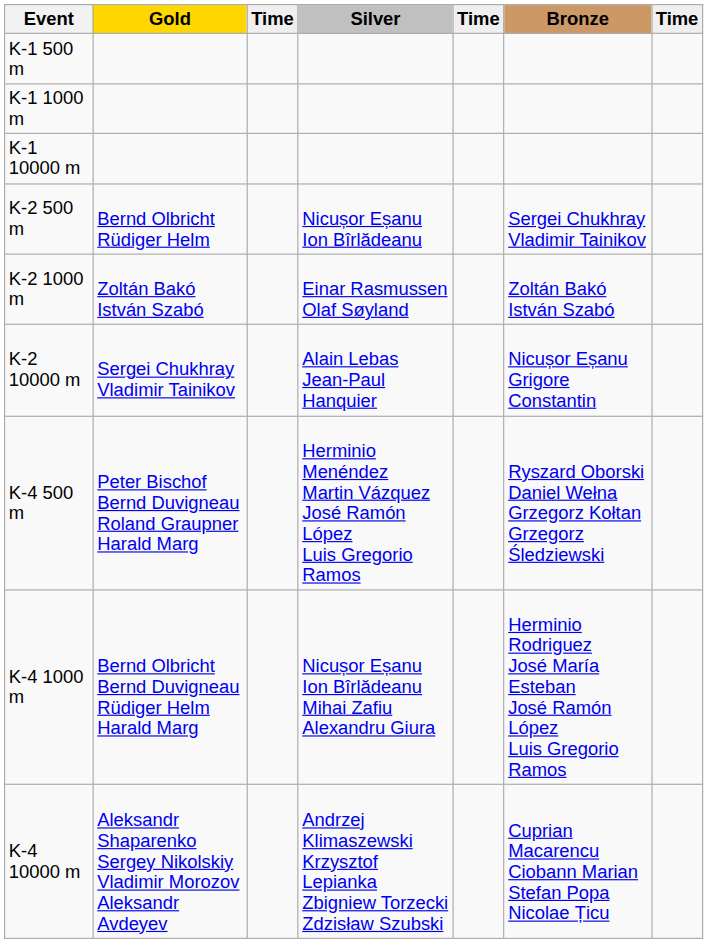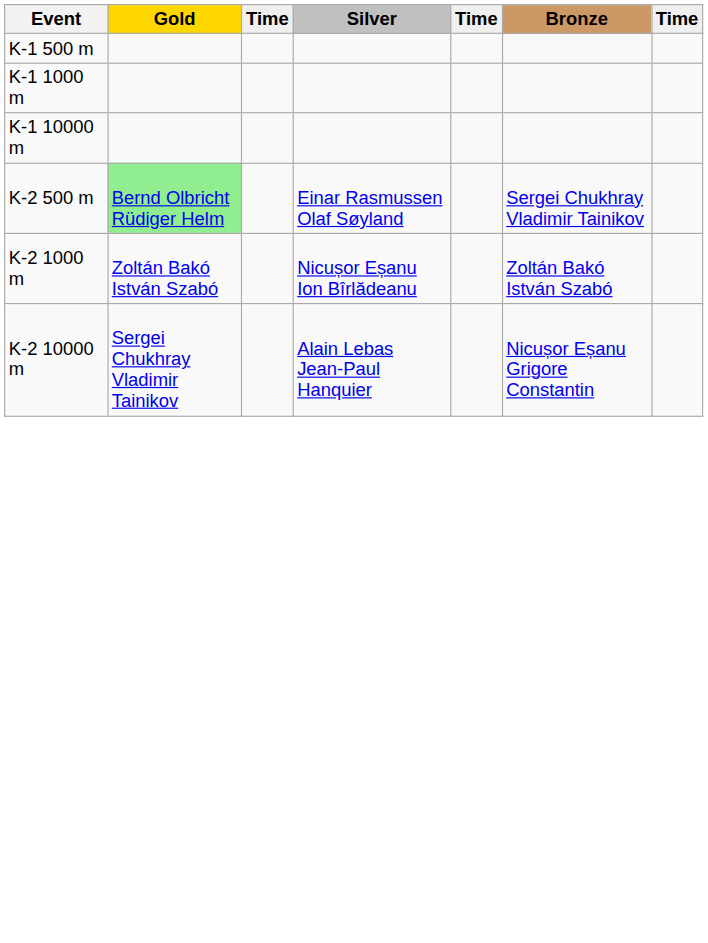(156, 228) no background -> (171, 208) lightgreen background
(362, 228) Nicușor Eșanu Ion Bîrlădeanu -> (370, 208) Einar Rasmussen Olaf Søyland
(375, 299) Einar Rasmussen Olaf Søyland -> (357, 278) Nicușor Eșanu Ion Bîrlădeanu
- row: (41, 502)
- row: (46, 687)
- row: (45, 861)
